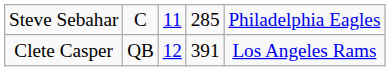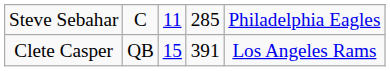(172, 50) 12 -> (172, 50) 15
